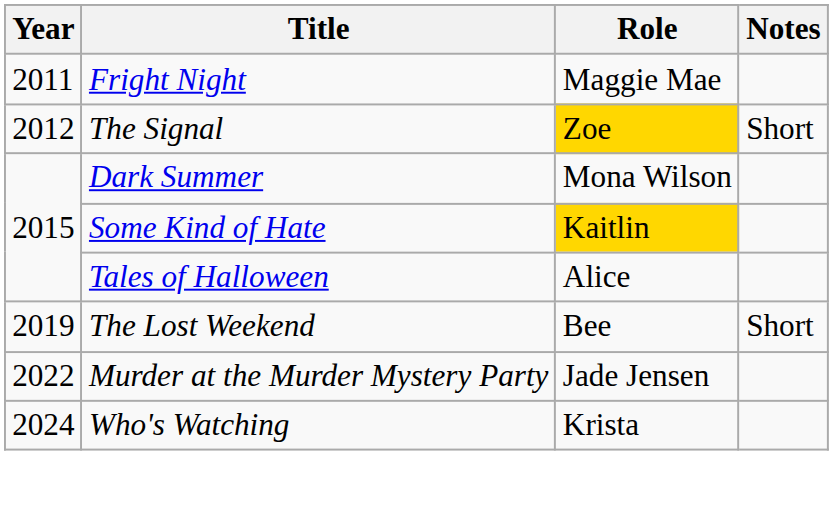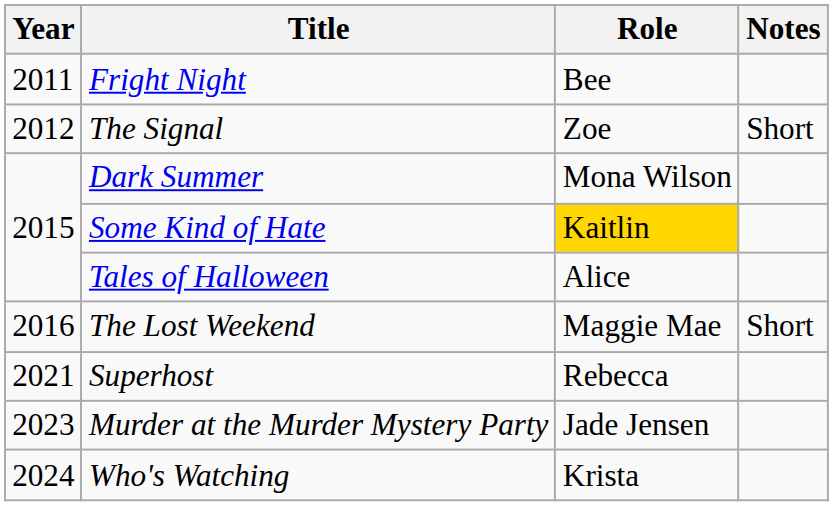(642, 78) Maggie Mae -> (587, 78) Bee
(587, 128) gold background -> (587, 128) no background
(43, 326) 2019 -> (43, 326) 2016
(587, 326) Bee -> (642, 326) Maggie Mae
+ row: (151, 375)
(43, 375) 2022 -> (43, 425) 2023
